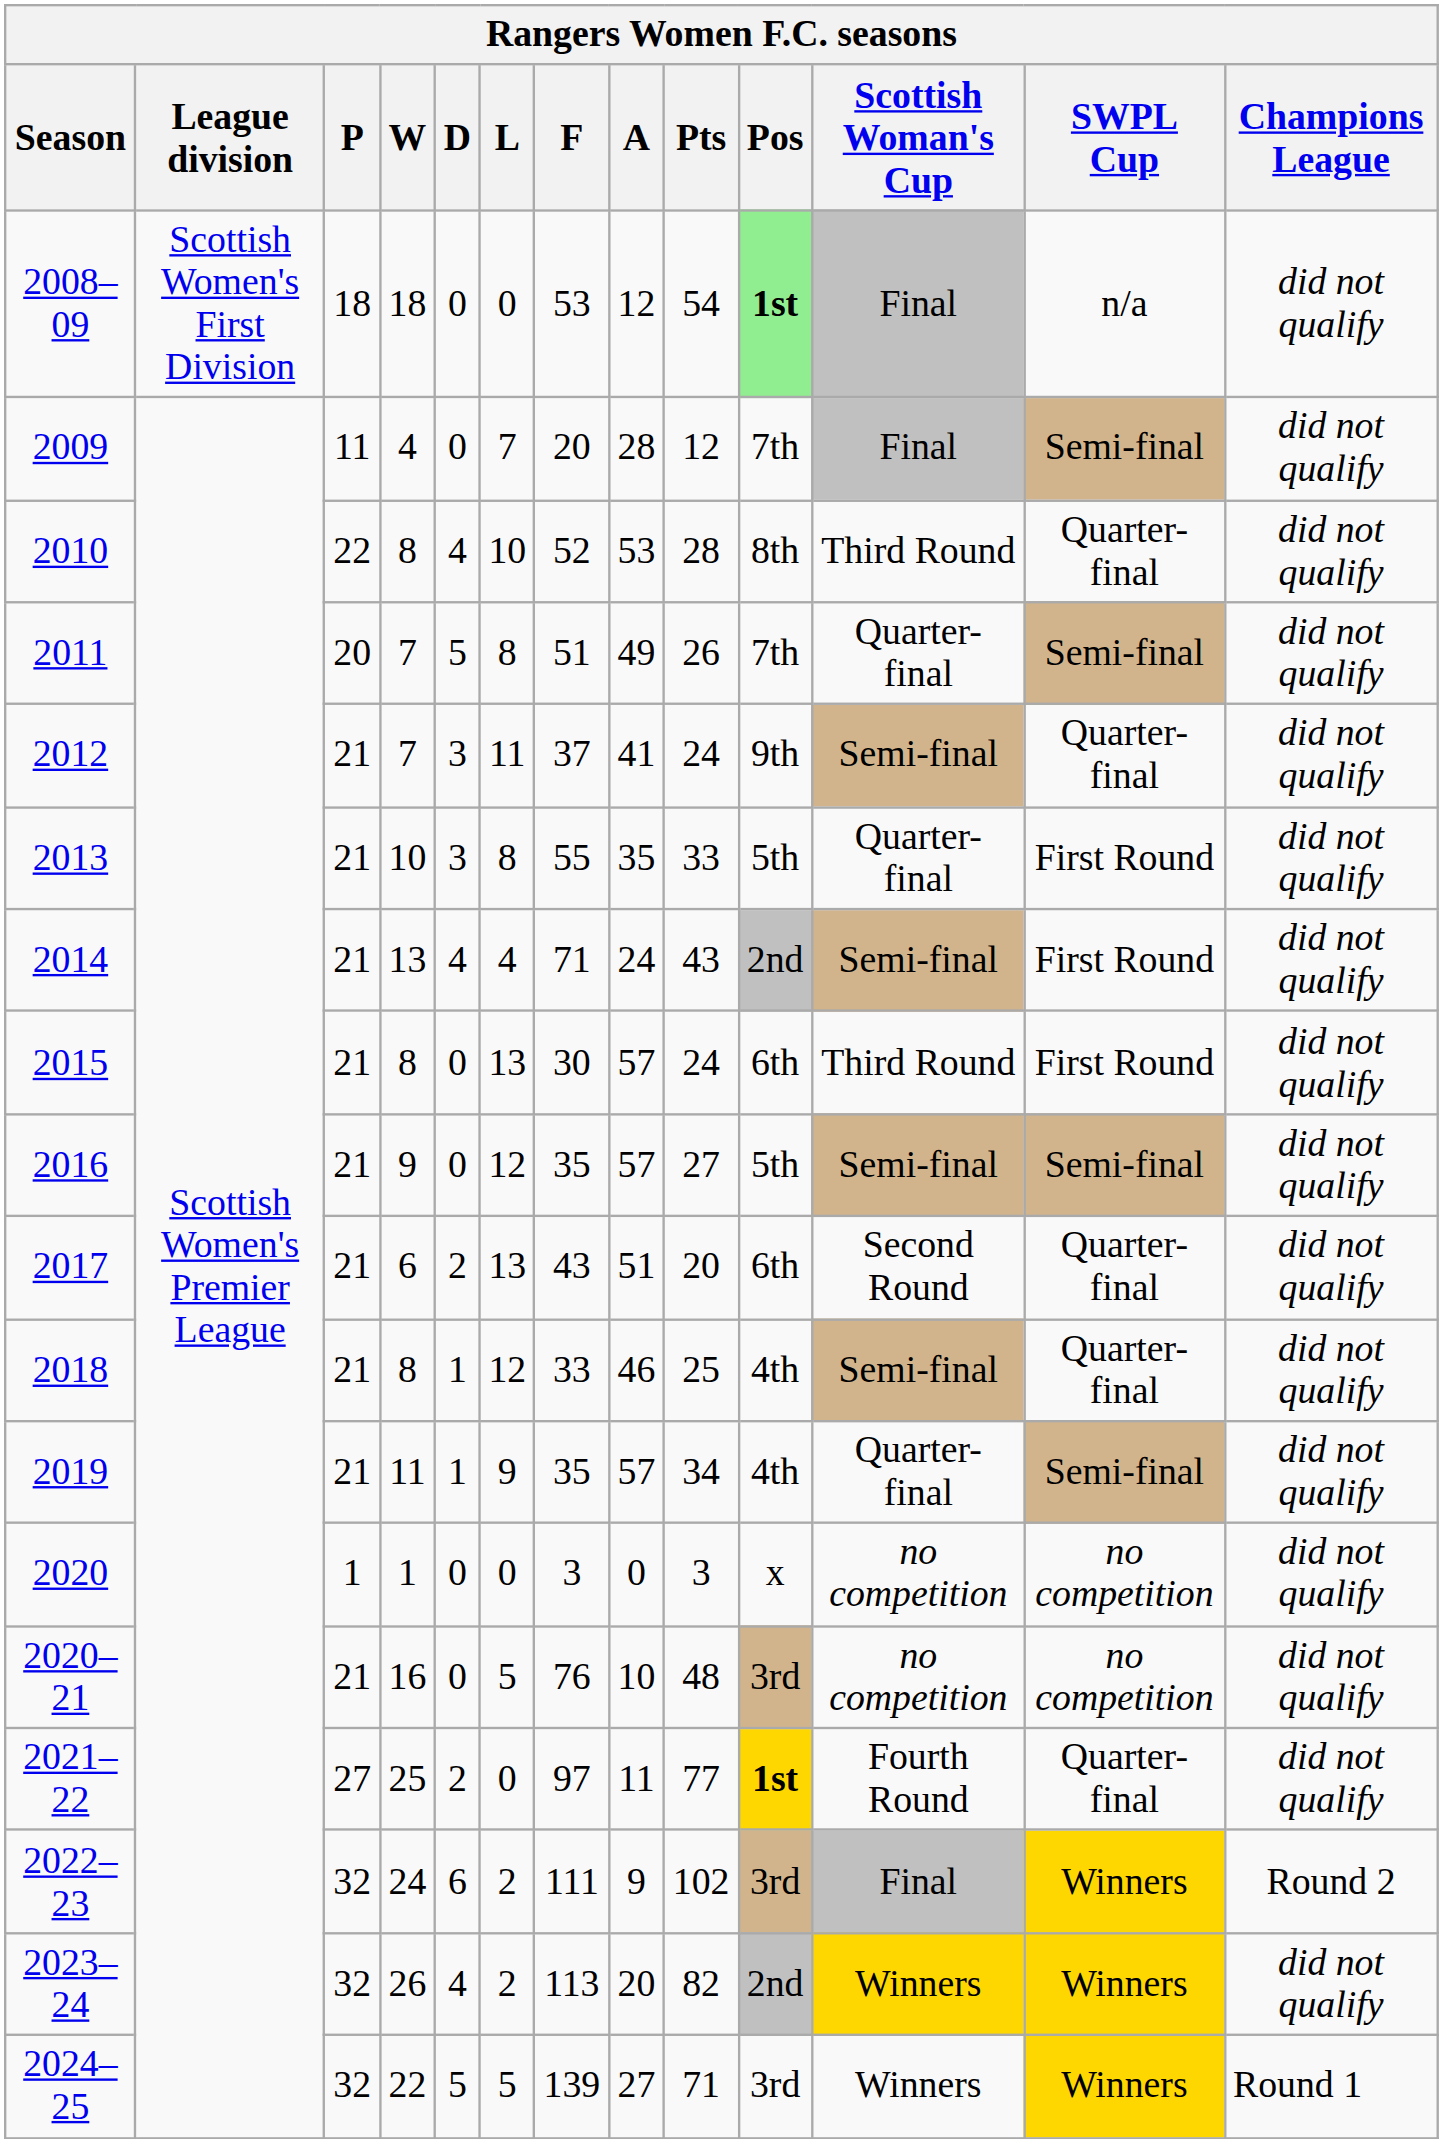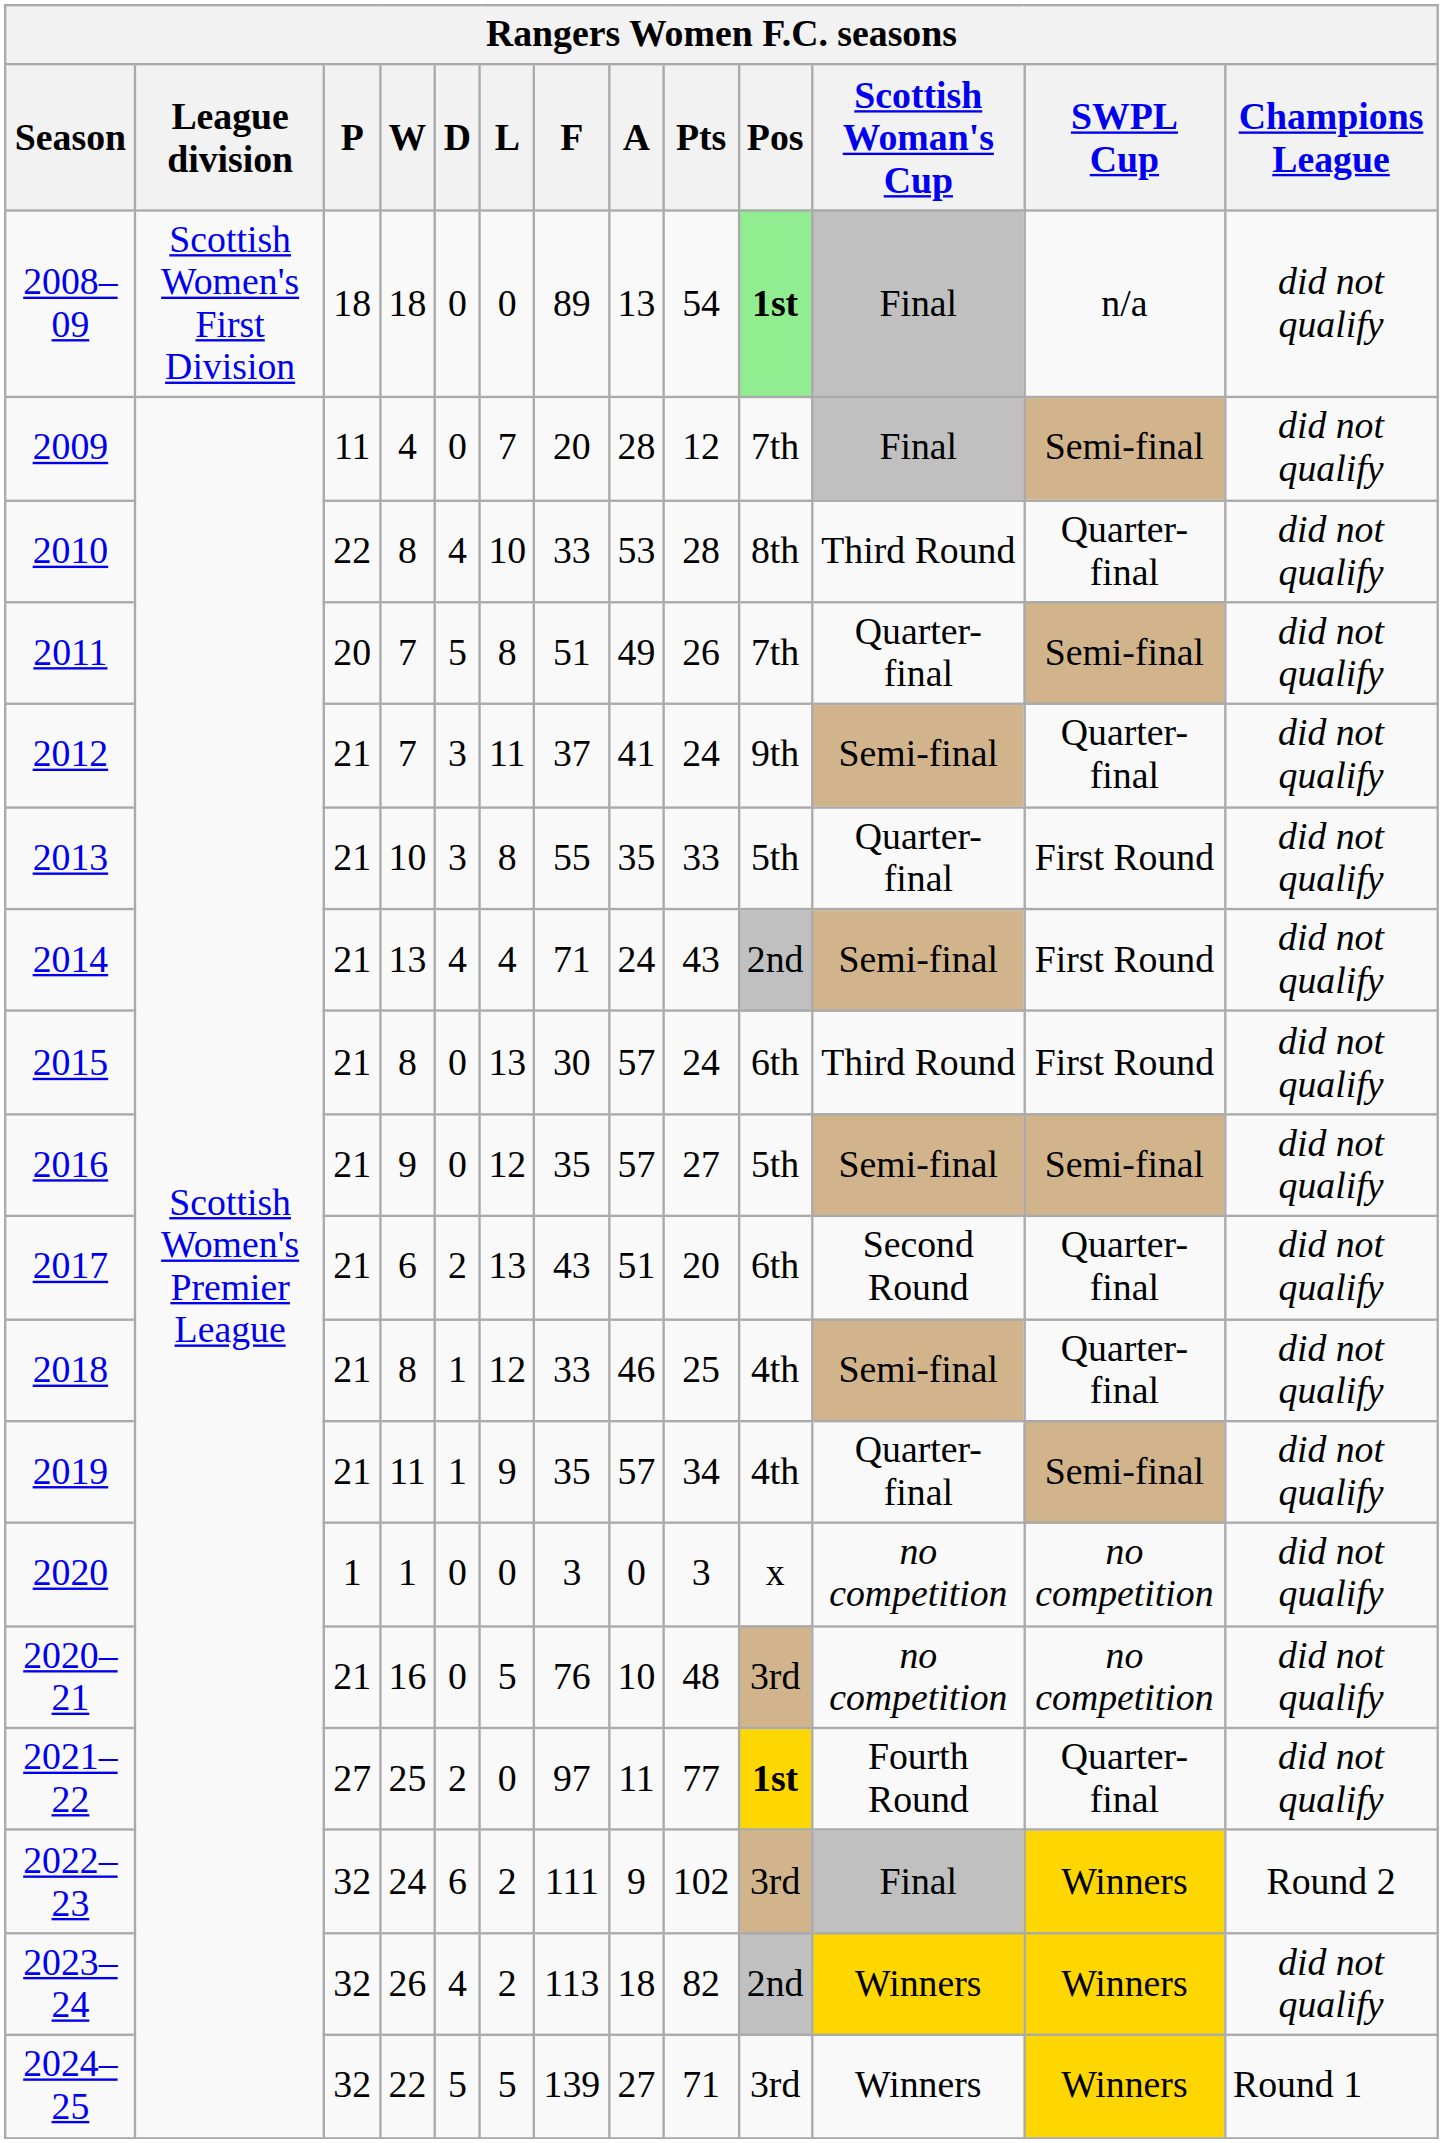(572, 302) 53 -> (572, 302) 89
(636, 302) 12 -> (636, 302) 13
(572, 550) 52 -> (572, 550) 33
(636, 1983) 20 -> (636, 1983) 18
